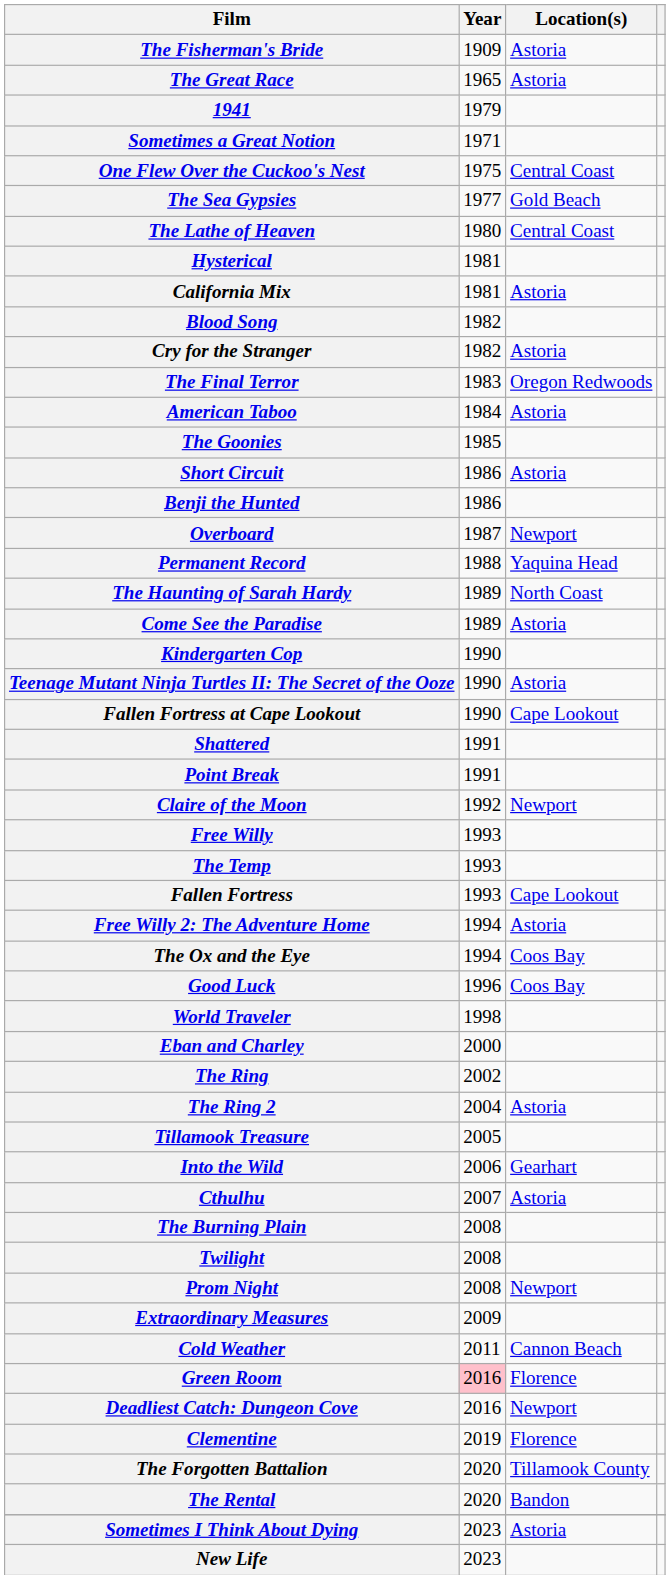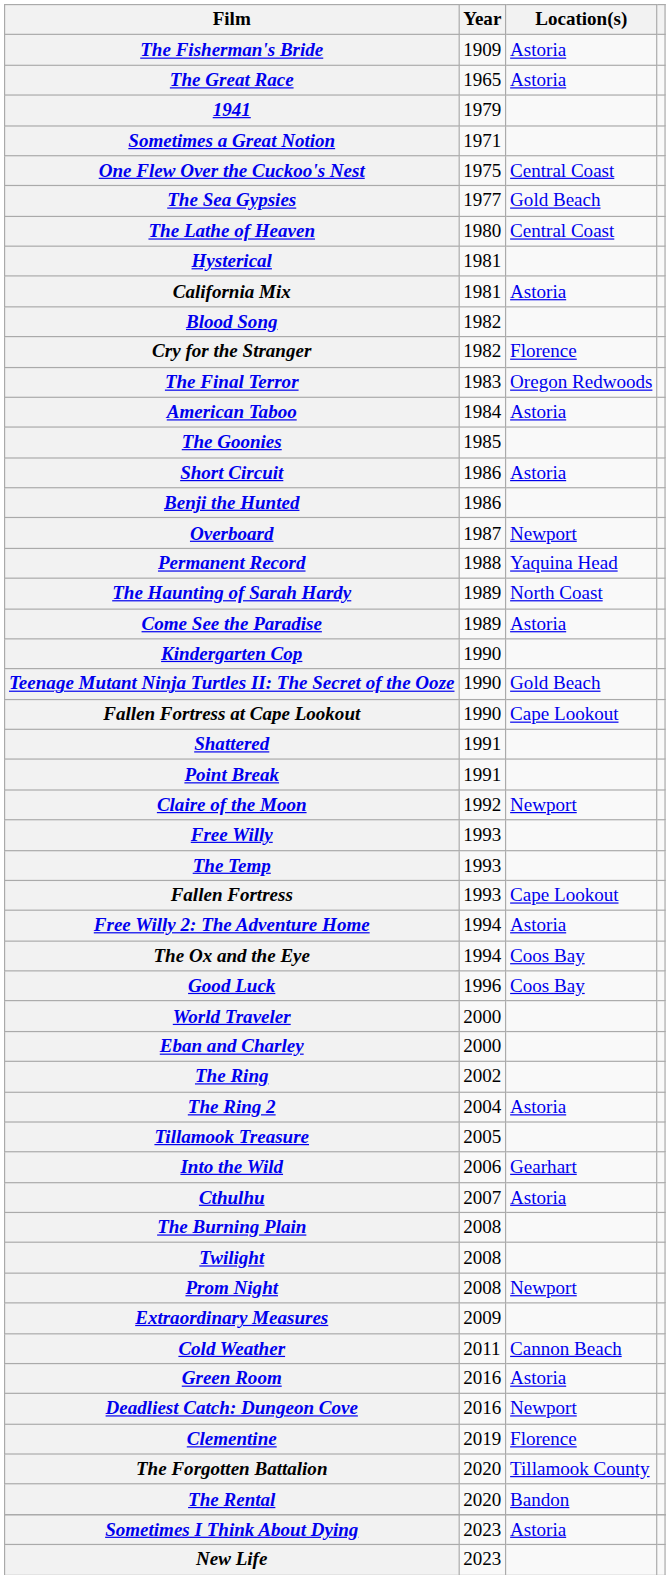(538, 351) Astoria -> (543, 351) Florence
(538, 683) Astoria -> (555, 683) Gold Beach
(482, 1016) 1998 -> (482, 1016) 2000
(482, 1378) pink background -> (482, 1378) no background
(543, 1378) Florence -> (538, 1378) Astoria
